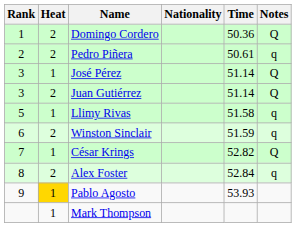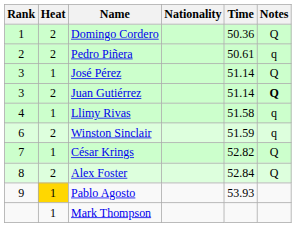(274, 93) normal -> (274, 93) bold
(21, 113) 5 -> (21, 113) 4
(274, 172) q -> (274, 172) Q
